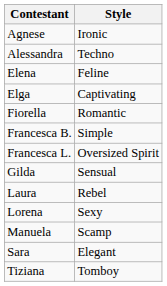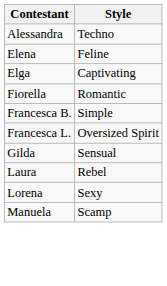- row: (26, 34)
- row: (18, 251)
- row: (26, 271)
